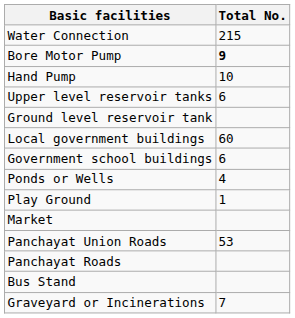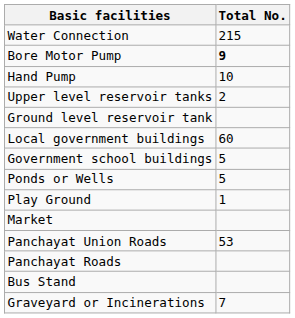(222, 97) 6 -> (222, 97) 2
(222, 159) 6 -> (222, 159) 5
(222, 179) 4 -> (222, 179) 5
